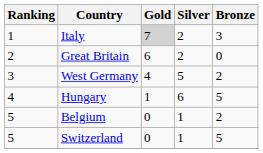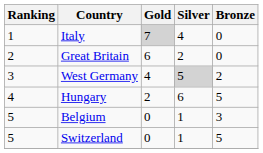(181, 35) 2 -> (181, 35) 4
(219, 35) 3 -> (219, 35) 0
(181, 76) no background -> (181, 76) lightgrey background
(147, 96) 1 -> (147, 96) 2
(219, 117) 2 -> (219, 117) 3
